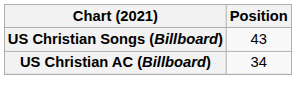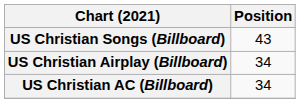+ row: (118, 62)
